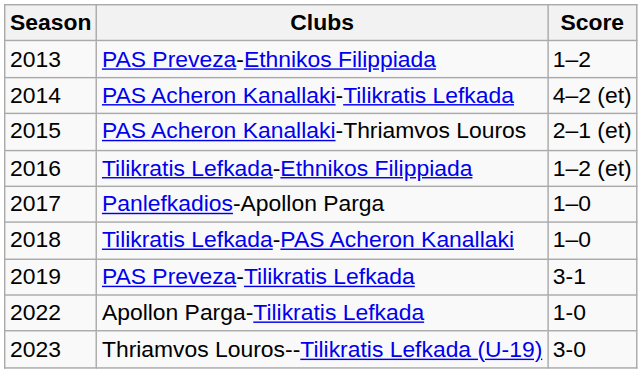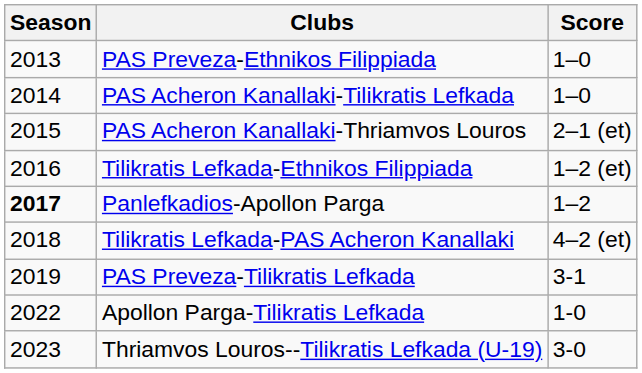(572, 58) 1–2 -> (572, 58) 1–0
(592, 95) 4–2 (et) -> (572, 95) 1–0
(35, 204) normal -> (35, 204) bold
(572, 204) 1–0 -> (572, 204) 1–2
(572, 240) 1–0 -> (592, 240) 4–2 (et)
